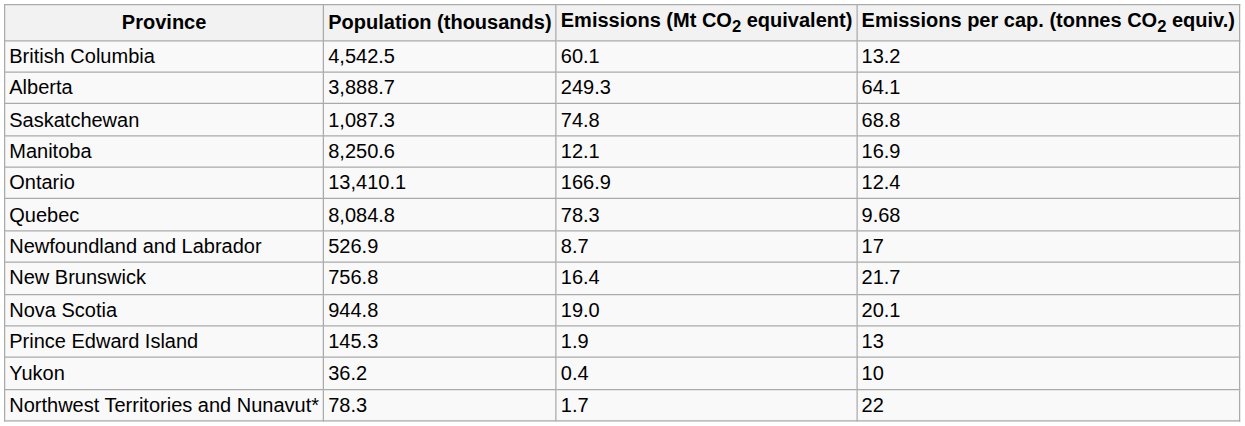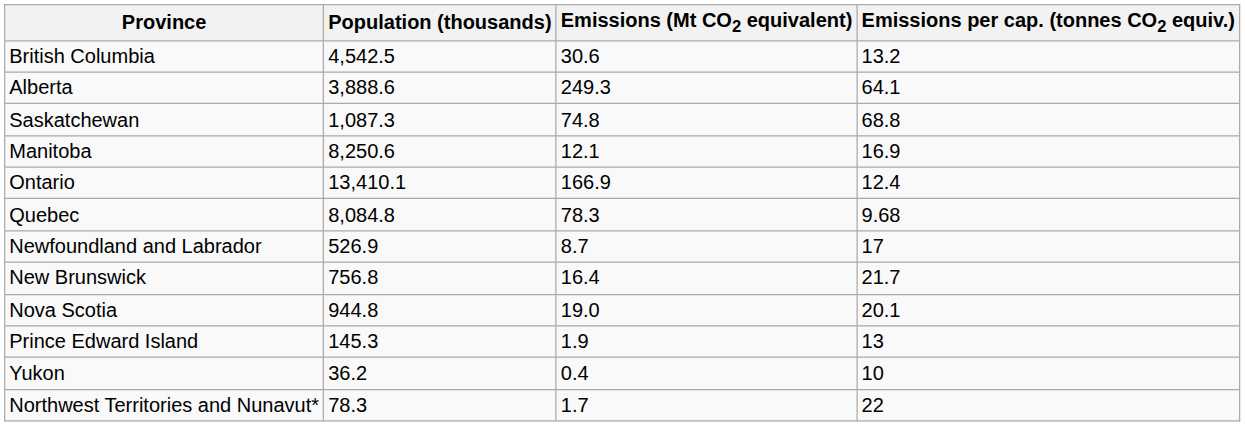(580, 56) 60.1 -> (580, 56) 30.6
(362, 87) 3,888.7 -> (362, 87) 3,888.6
